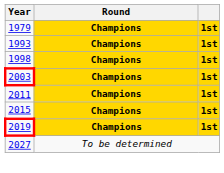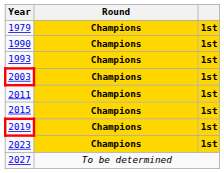+ row: (20, 43)
- row: (20, 59)
+ row: (20, 144)
